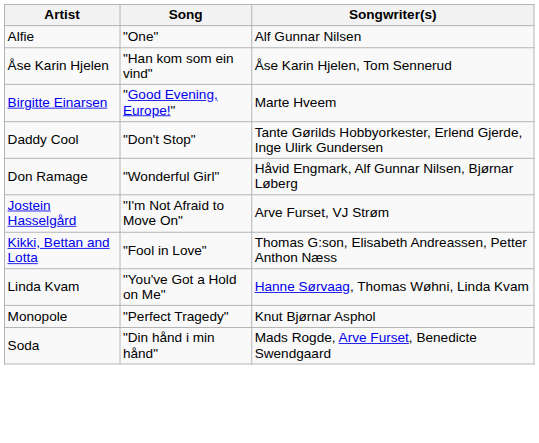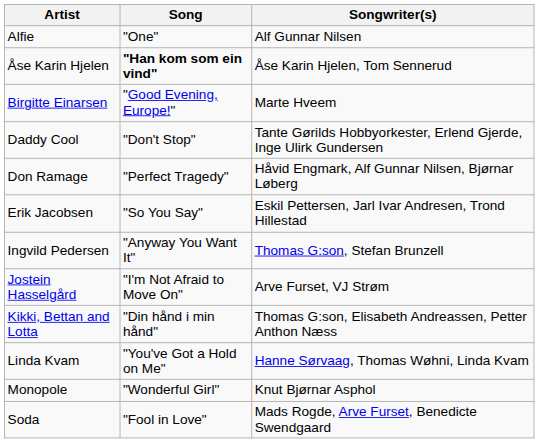(178, 66) normal -> (182, 66) bold
(171, 176) "Wonderful Girl" -> (176, 176) "Perfect Tragedy"
+ row: (50, 213)
+ row: (58, 250)
(165, 250) "Fool in Love" -> (169, 324) "Din hånd i min hånd"
(176, 316) "Perfect Tragedy" -> (171, 390) "Wonderful Girl"
(169, 345) "Din hånd i min hånd" -> (165, 419) "Fool in Love"
